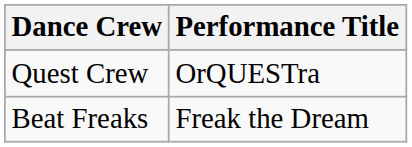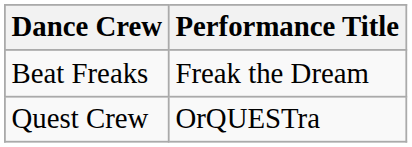rows swapped: (80, 118) <-> (80, 73)
